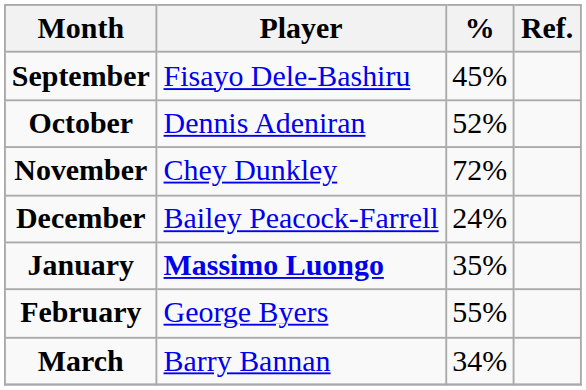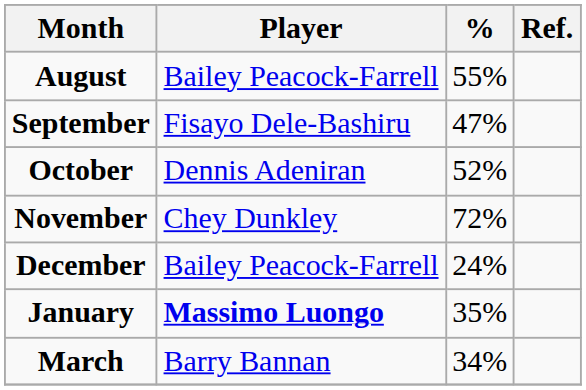+ row: (81, 75)
(480, 75) 45% -> (480, 123) 47%
- row: (81, 312)
